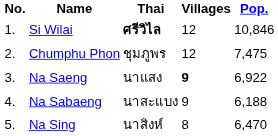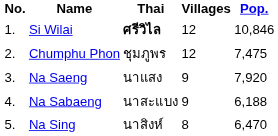(185, 77) bold -> (185, 77) normal
(251, 77) 6,922 -> (251, 77) 7,920
